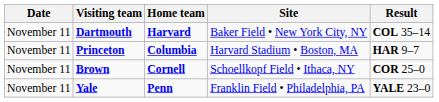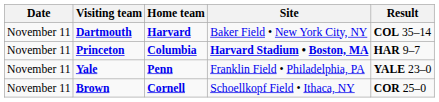(284, 50) normal -> (289, 50) bold
rows swapped: (87, 87) <-> (93, 69)
